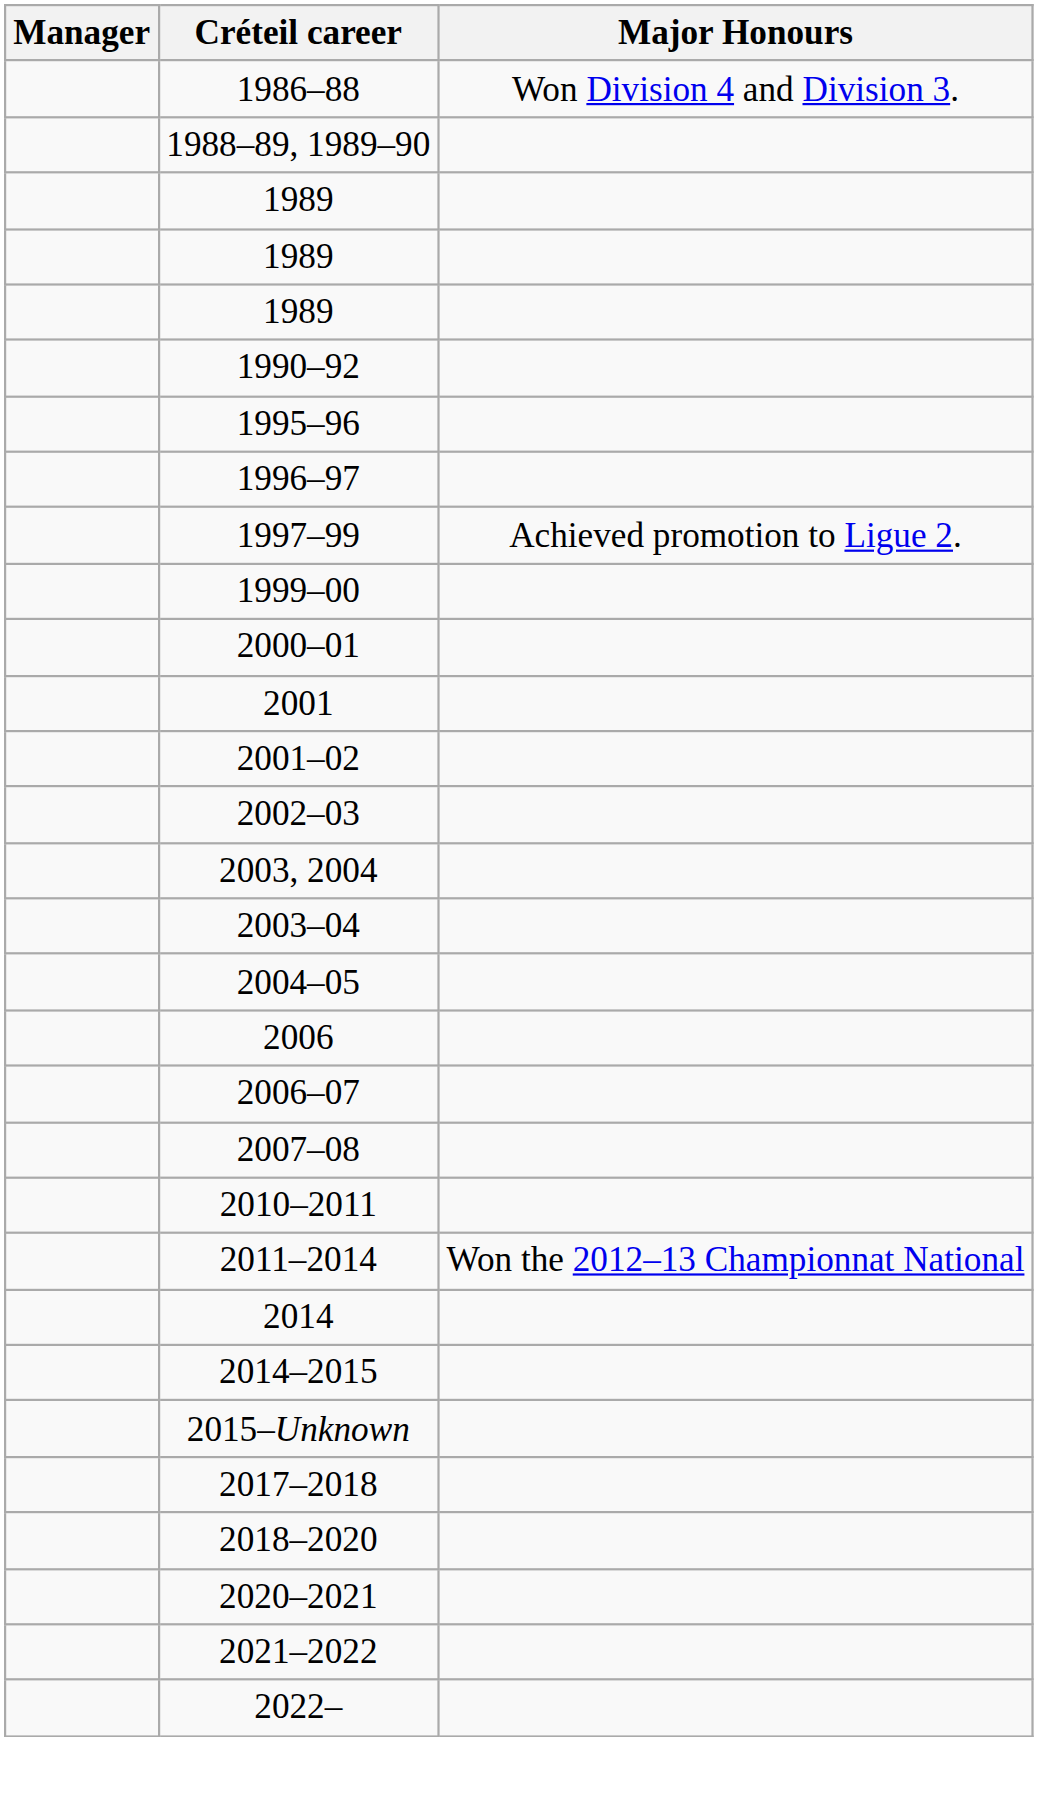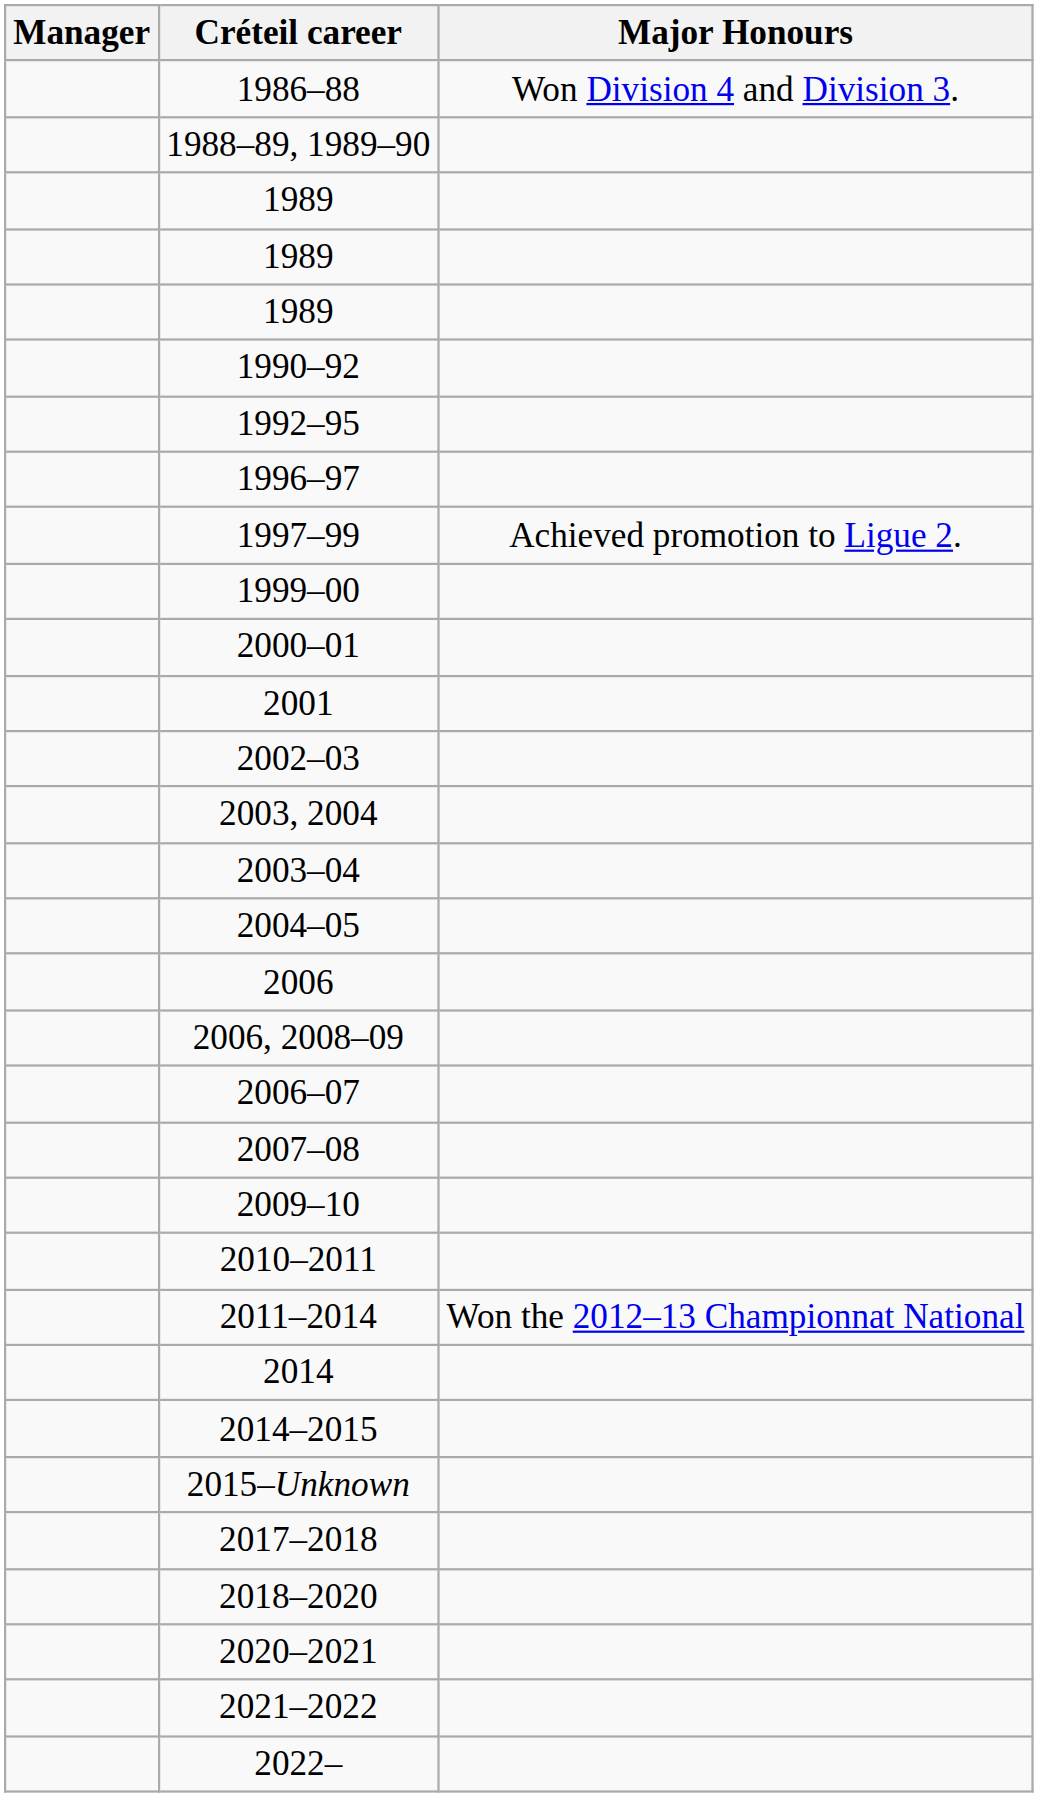+ row: (298, 423)
- row: (298, 423)
- row: (298, 758)
+ row: (298, 1037)
+ row: (298, 1204)
